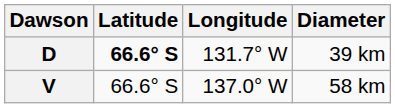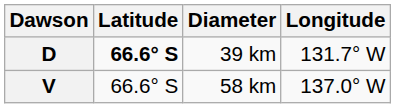columns swapped: (238, 20) <-> (341, 20)
